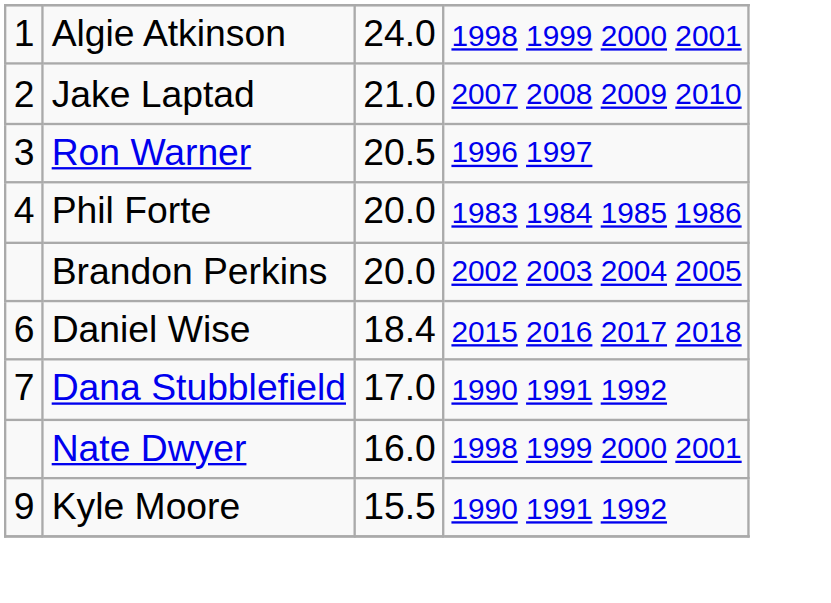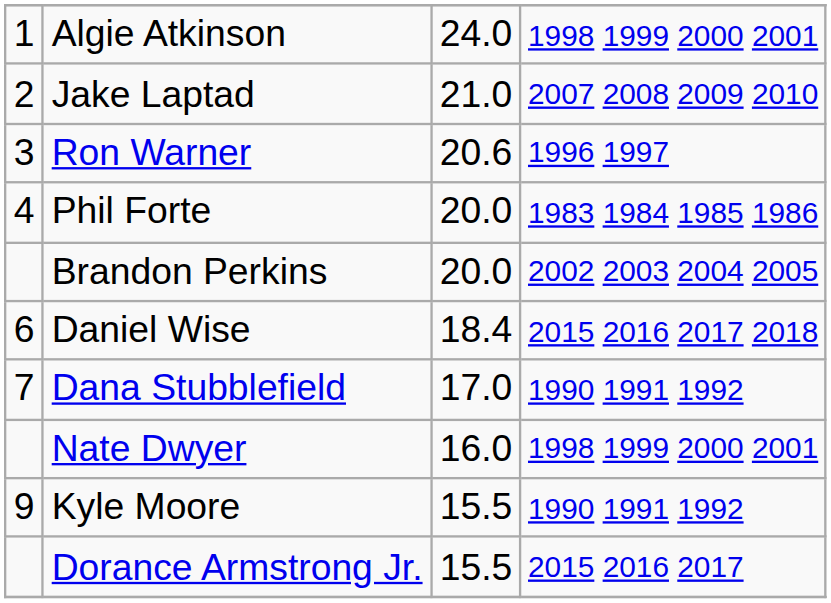(399, 152) 20.5 -> (476, 152) 20.6
+ row: (237, 566)
